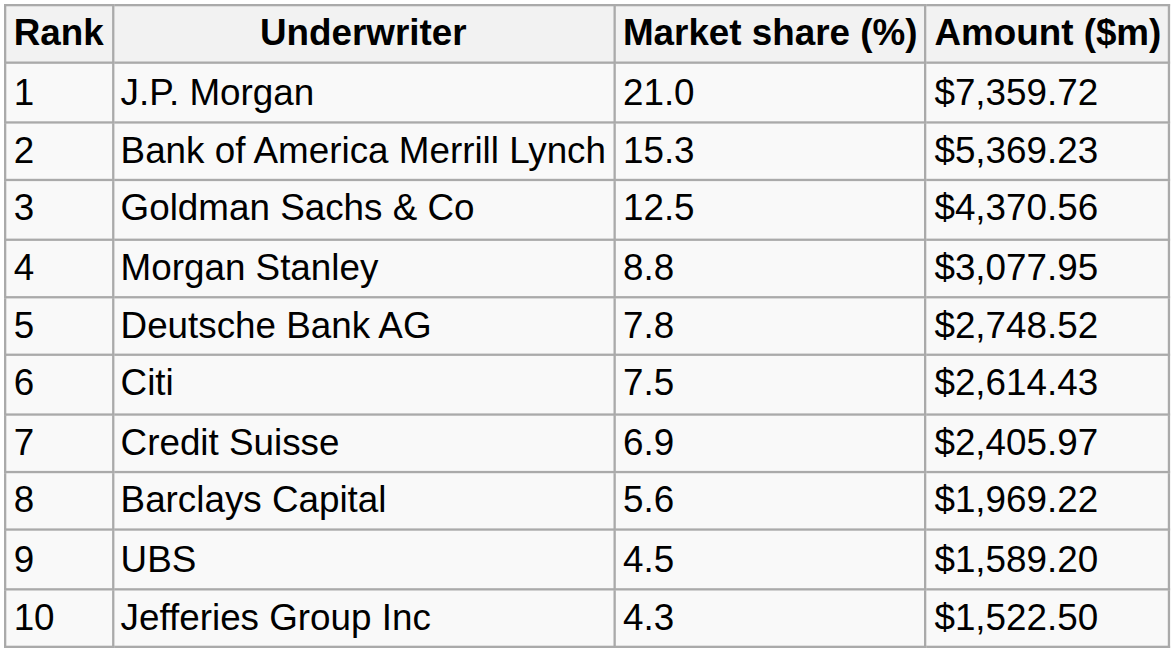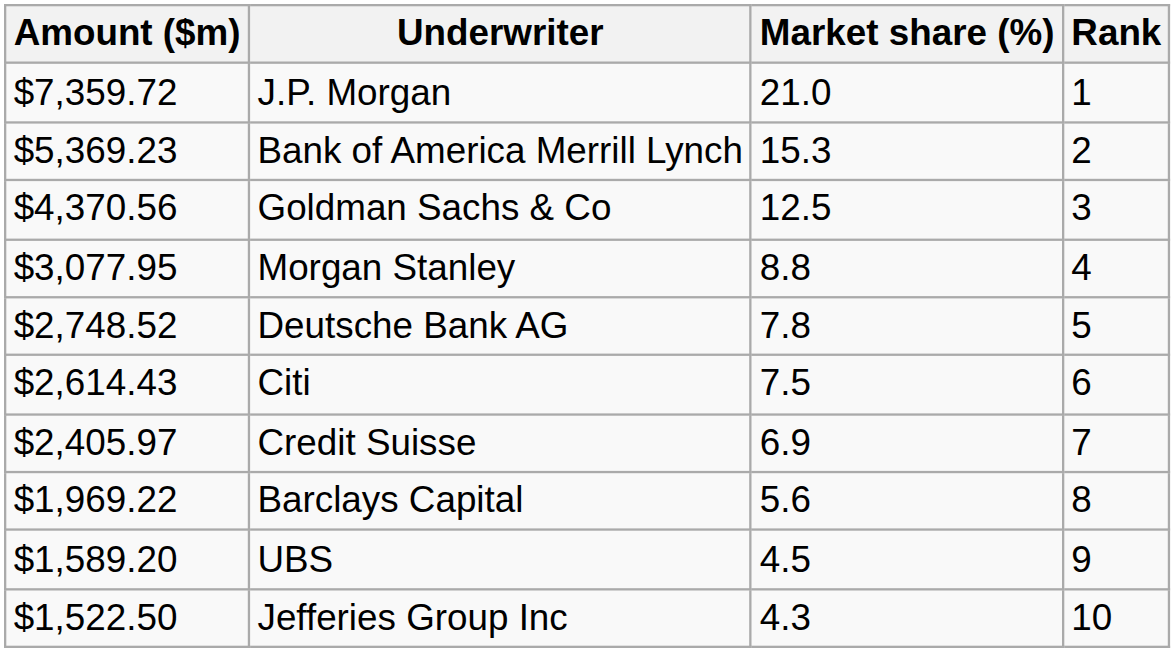columns swapped: (59, 33) <-> (1048, 33)
